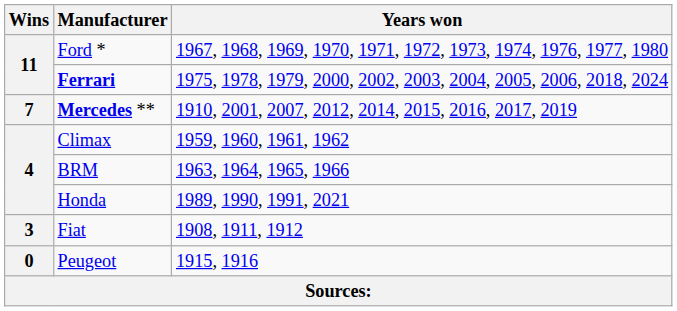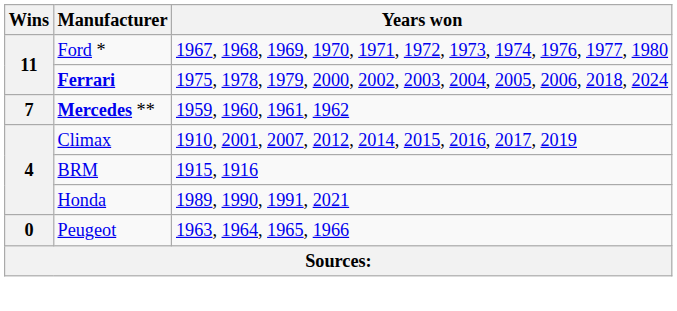(376, 109) 1910, 2001, 2007, 2012, 2014, 2015, 2016, 2017, 2019 -> (263, 109) 1959, 1960, 1961, 1962
(263, 140) 1959, 1960, 1961, 1962 -> (376, 140) 1910, 2001, 2007, 2012, 2014, 2015, 2016, 2017, 2019
(263, 170) 1963, 1964, 1965, 1966 -> (217, 170) 1915, 1916
- row: (72, 230)
(217, 260) 1915, 1916 -> (263, 230) 1963, 1964, 1965, 1966
